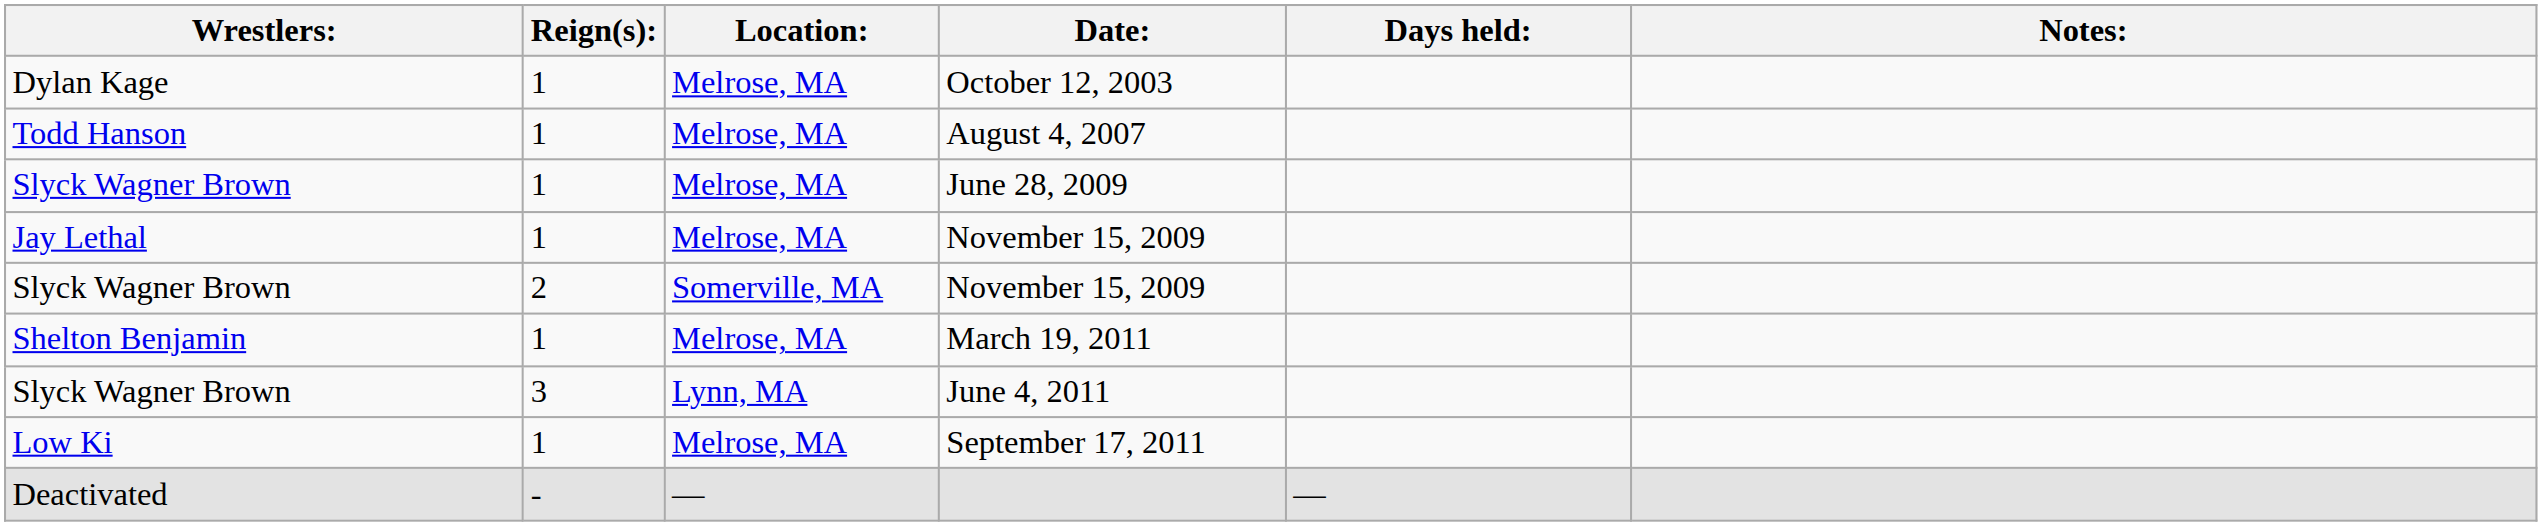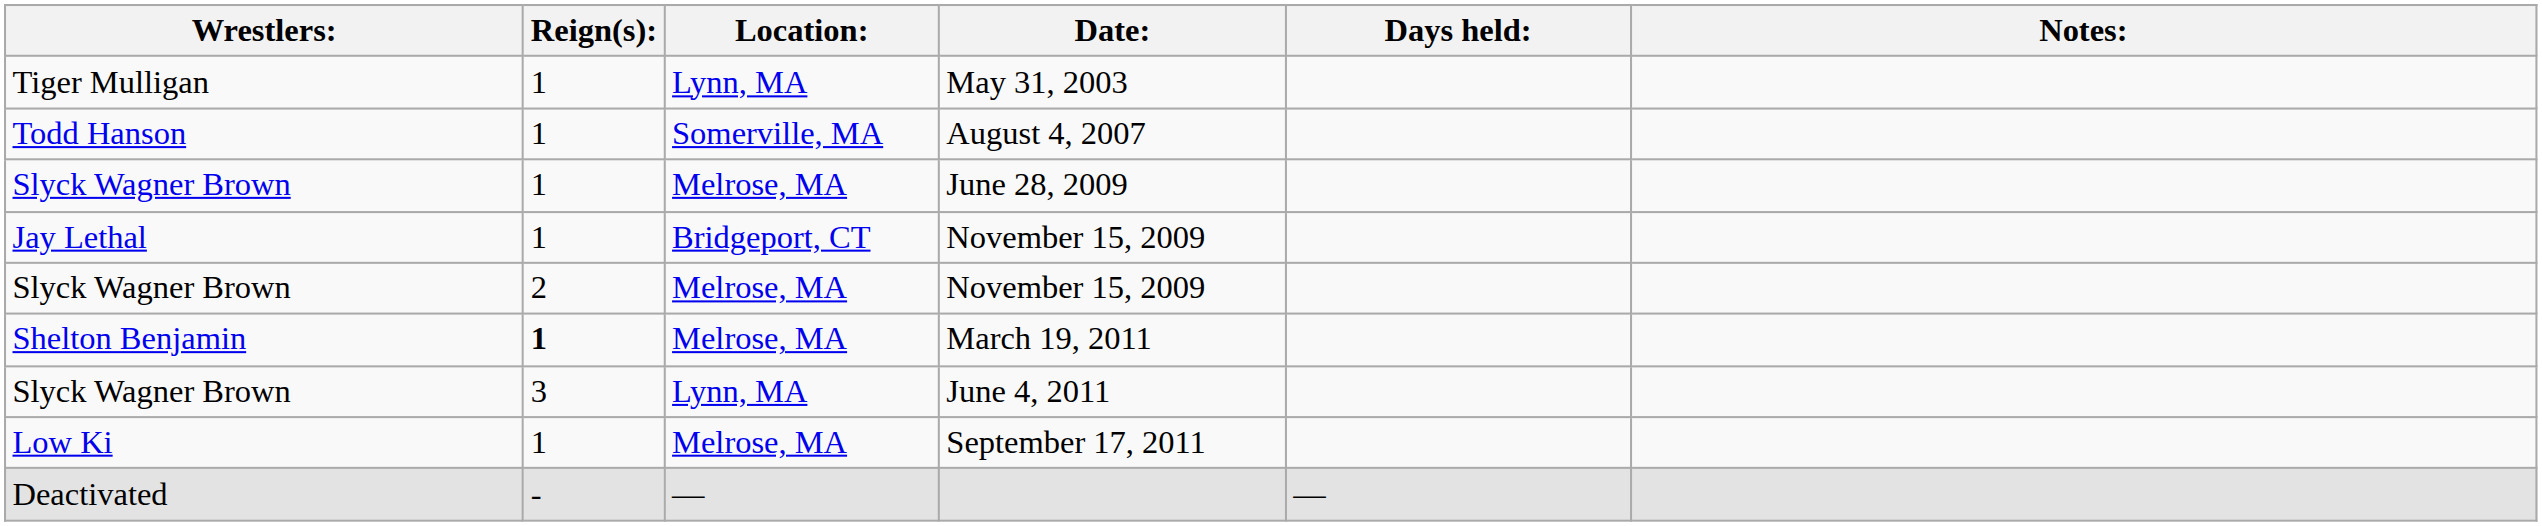+ row: (111, 81)
- row: (91, 81)
(760, 133) Melrose, MA -> (778, 133) Somerville, MA
(760, 236) Melrose, MA -> (771, 236) Bridgeport, CT
(778, 287) Somerville, MA -> (760, 287) Melrose, MA
(539, 339) normal -> (539, 339) bold
